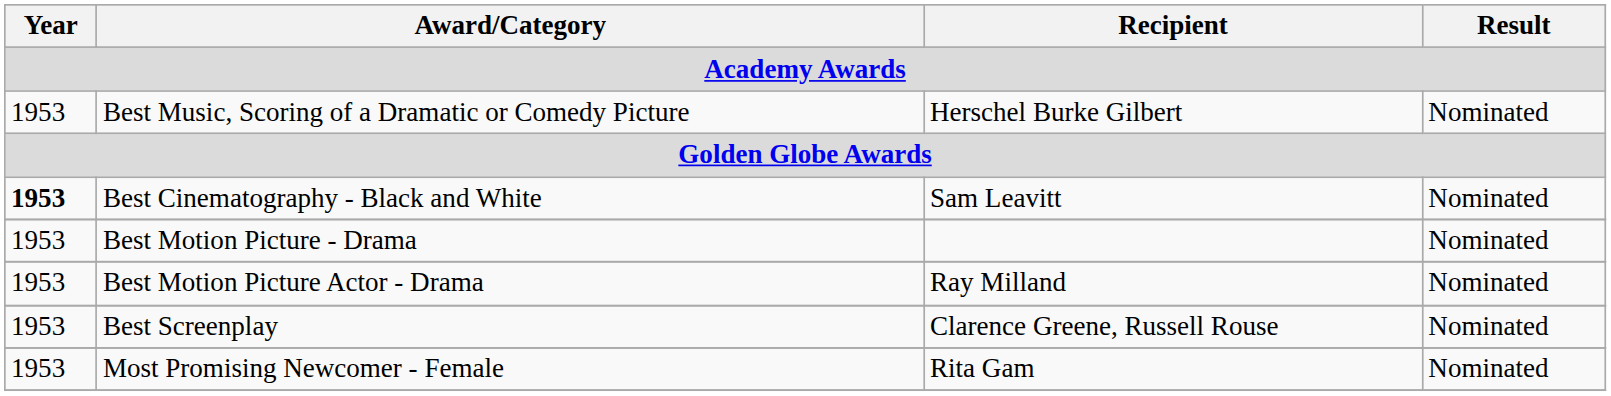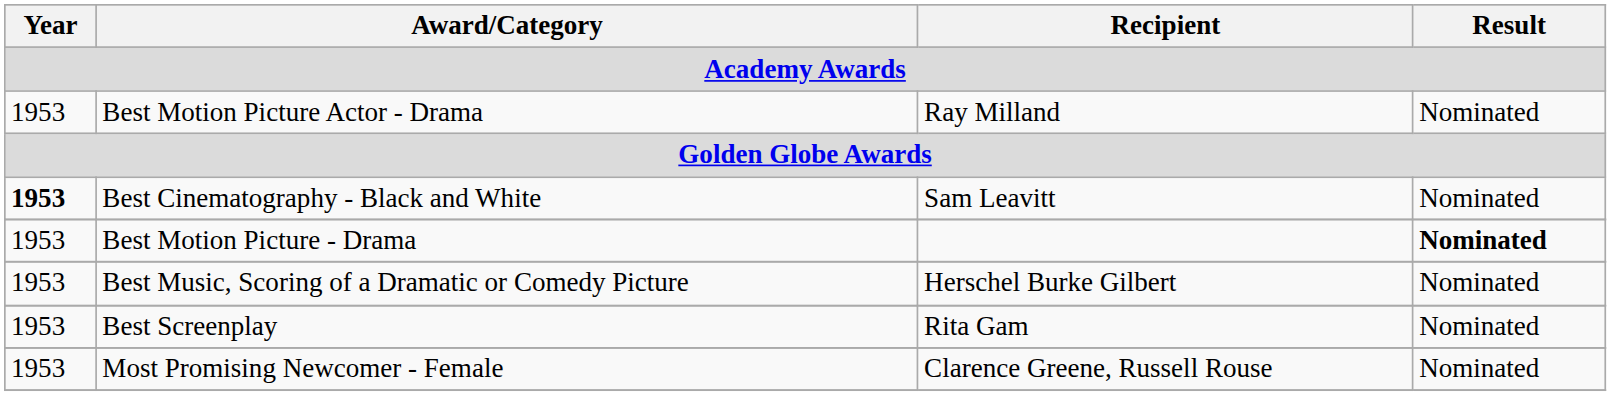rows swapped: (396, 111) <-> (293, 283)
(1488, 240) normal -> (1483, 240) bold
(1104, 326) Clarence Greene, Russell Rouse -> (976, 326) Rita Gam
(982, 369) Rita Gam -> (1098, 369) Clarence Greene, Russell Rouse
